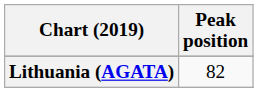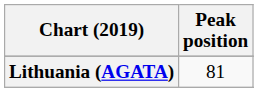(216, 71) 82 -> (216, 71) 81
